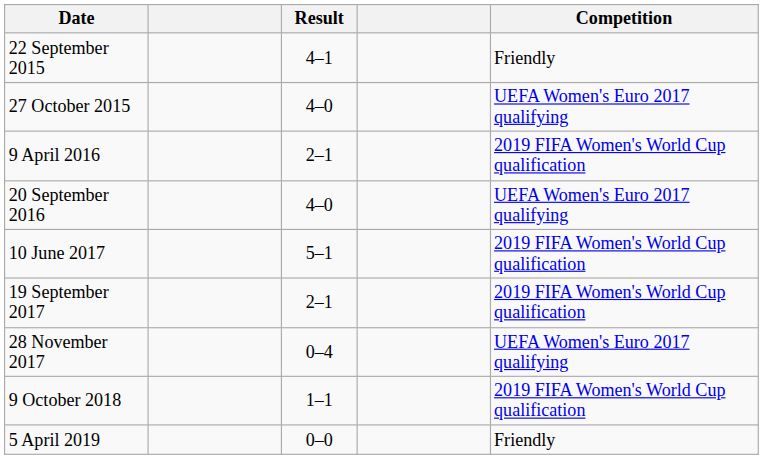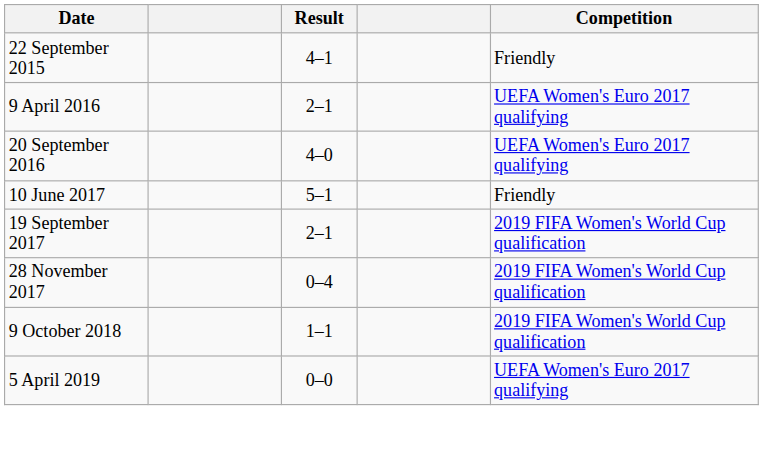- row: (69, 106)
(610, 155) 2019 FIFA Women's World Cup qualification -> (592, 106) UEFA Women's Euro 2017 qualifying
(610, 253) 2019 FIFA Women's World Cup qualification -> (525, 194) Friendly
(592, 351) UEFA Women's Euro 2017 qualifying -> (610, 282) 2019 FIFA Women's World Cup qualification
(525, 439) Friendly -> (592, 380) UEFA Women's Euro 2017 qualifying
